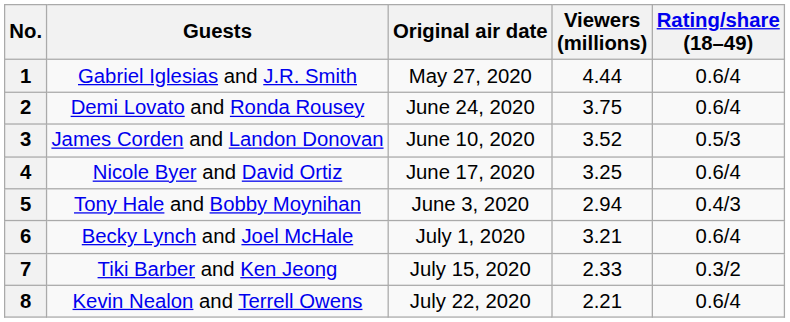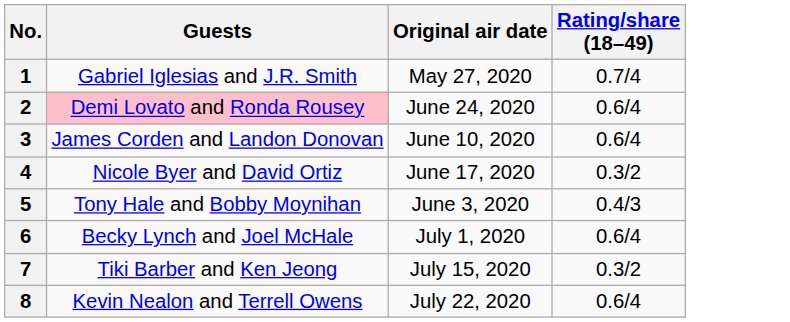- column: (602, 32)
(718, 75) 0.6/4 -> (619, 75) 0.7/4
(217, 107) no background -> (217, 107) pink background
(718, 140) 0.5/3 -> (619, 140) 0.6/4
(718, 172) 0.6/4 -> (619, 172) 0.3/2
